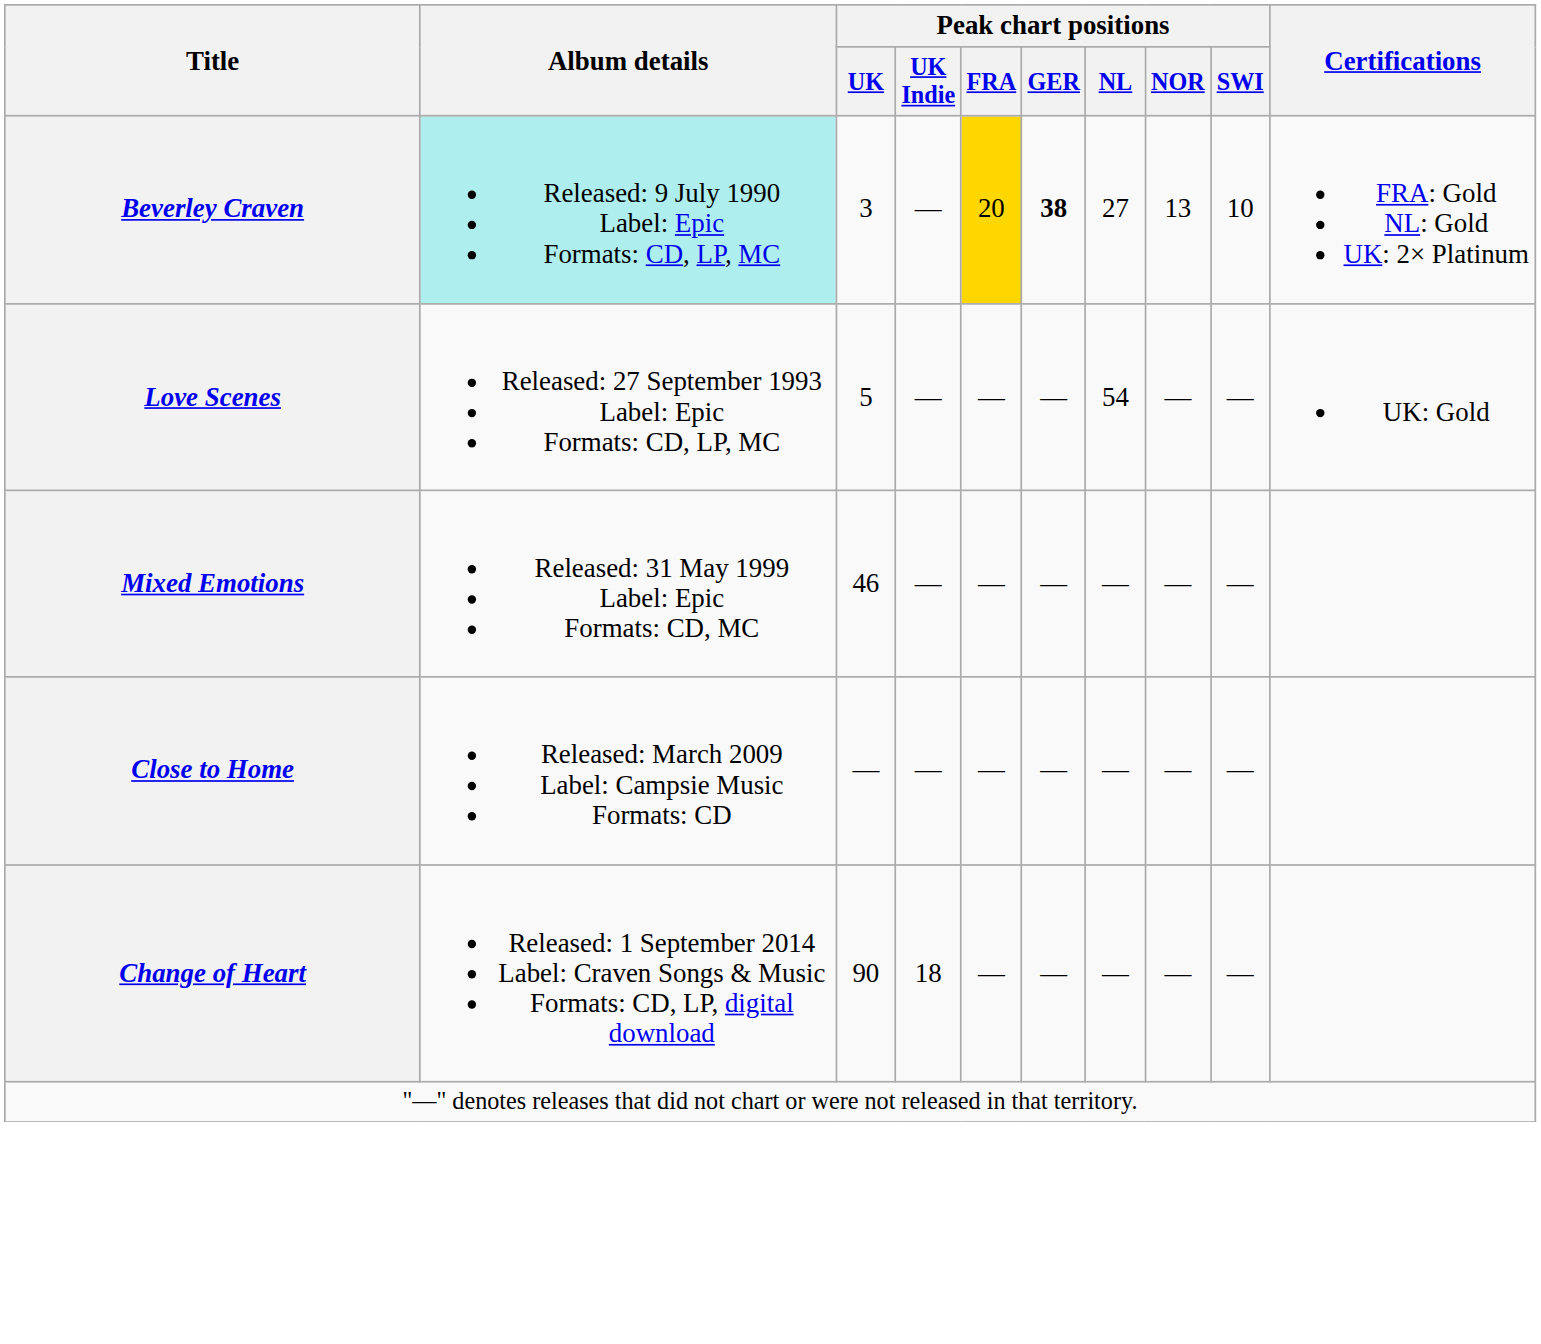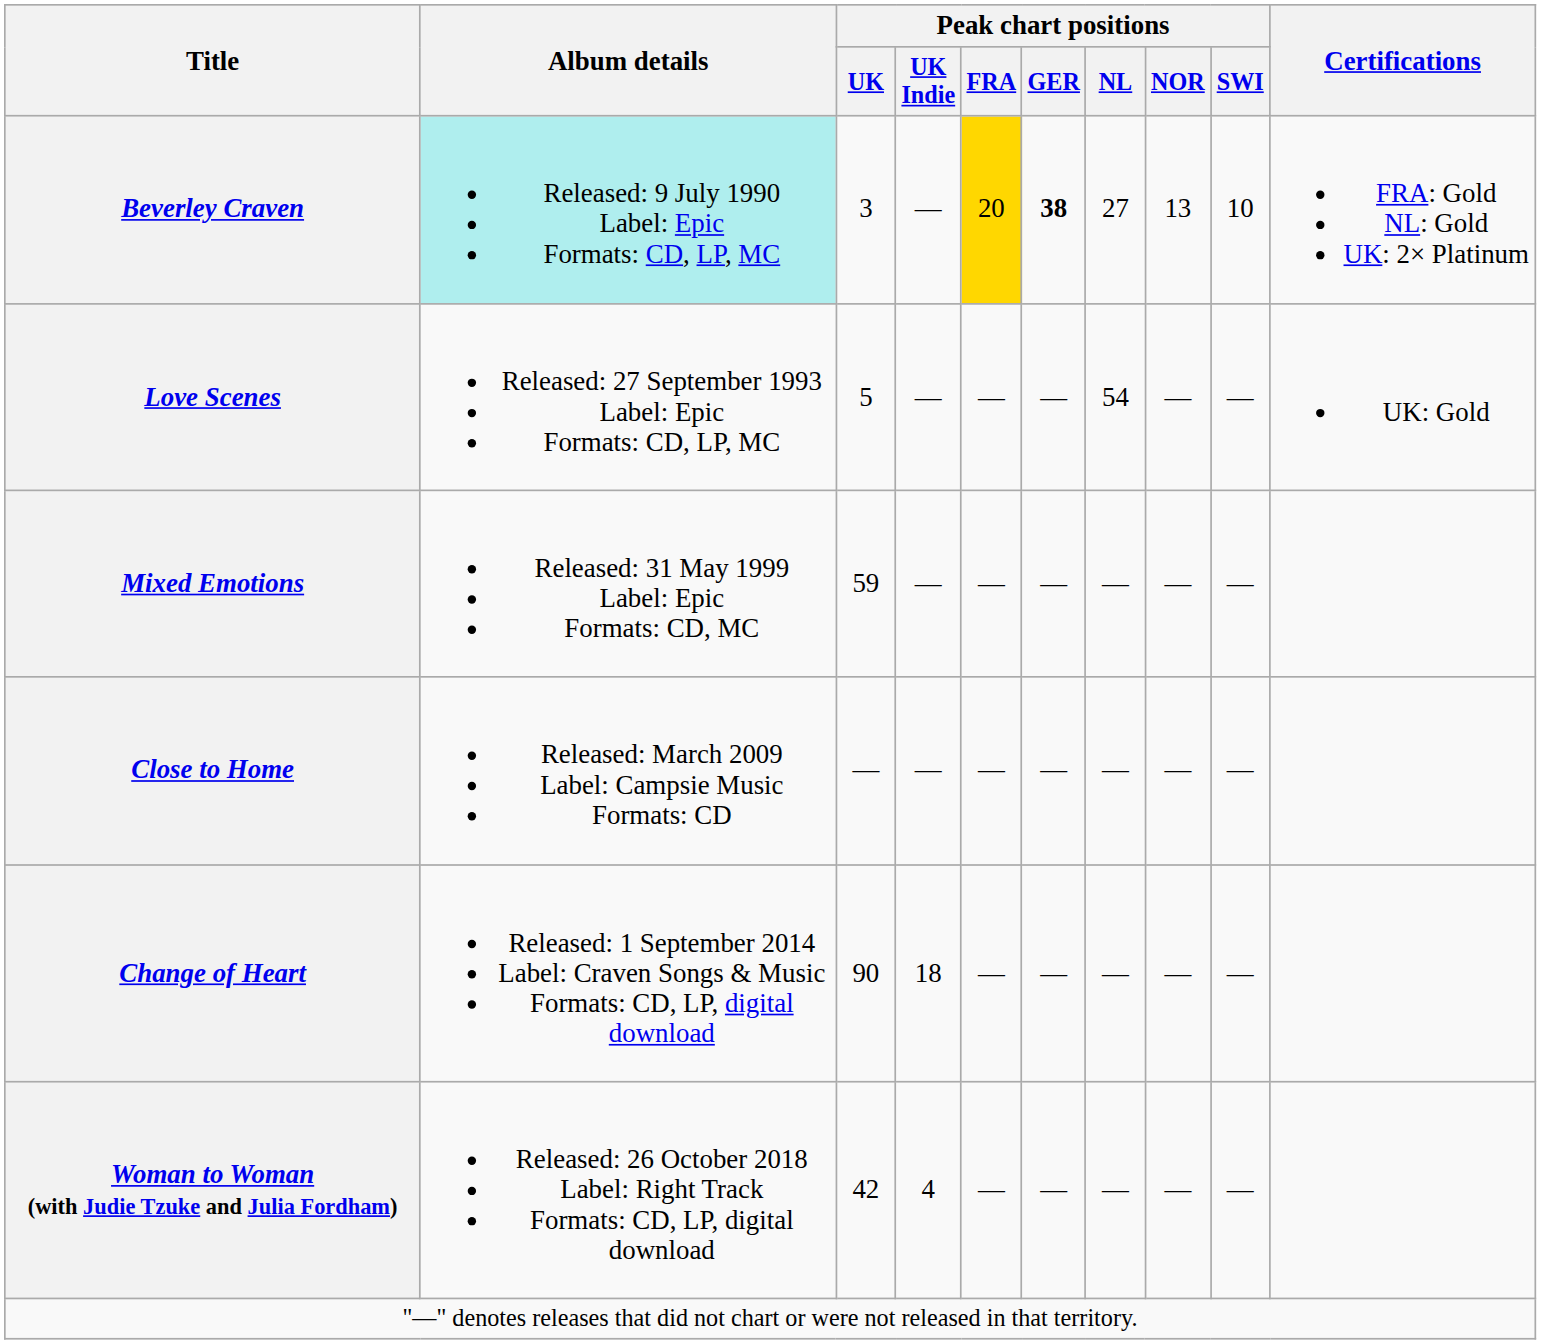(866, 583) 46 -> (866, 583) 59
+ row: (213, 1190)
